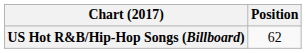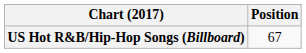(275, 37) 62 -> (275, 37) 67
